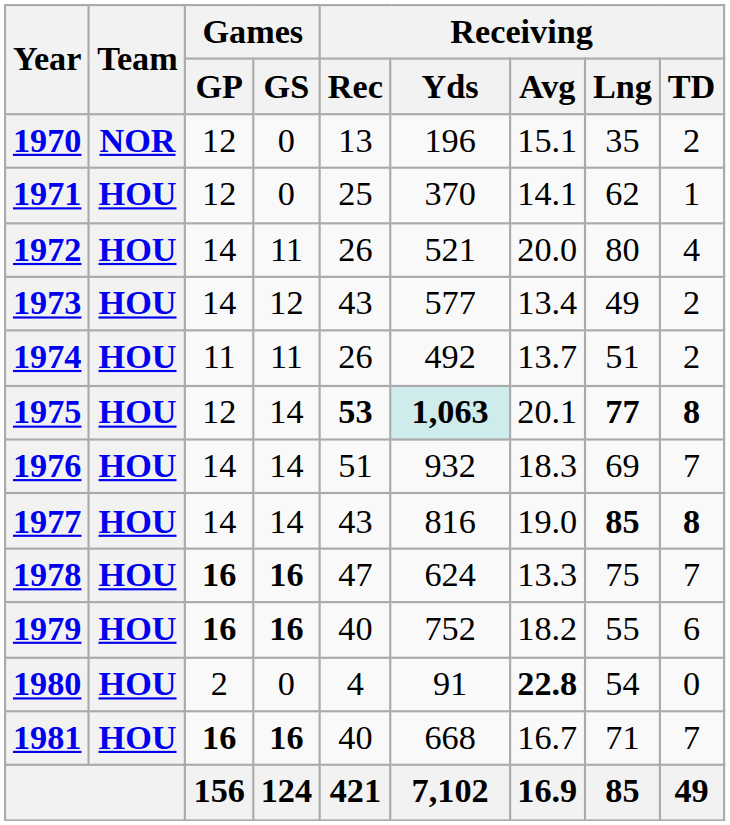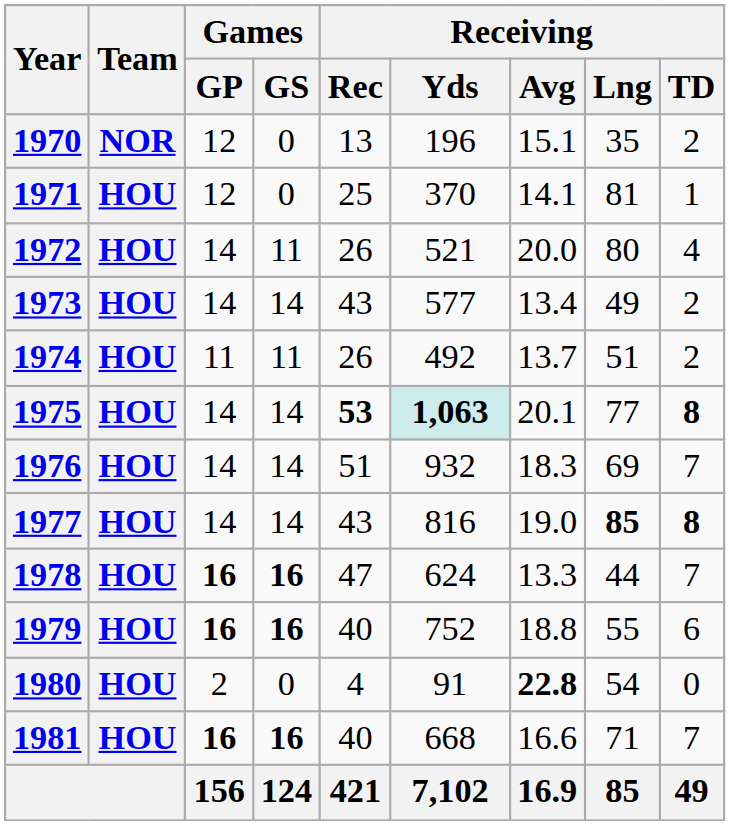(622, 194) 62 -> (622, 194) 81
(286, 303) 12 -> (286, 303) 14
(219, 411) 12 -> (219, 411) 14
(622, 411) bold -> (622, 411) normal
(622, 574) 75 -> (622, 574) 44
(547, 628) 18.2 -> (547, 628) 18.8
(547, 737) 16.7 -> (547, 737) 16.6
